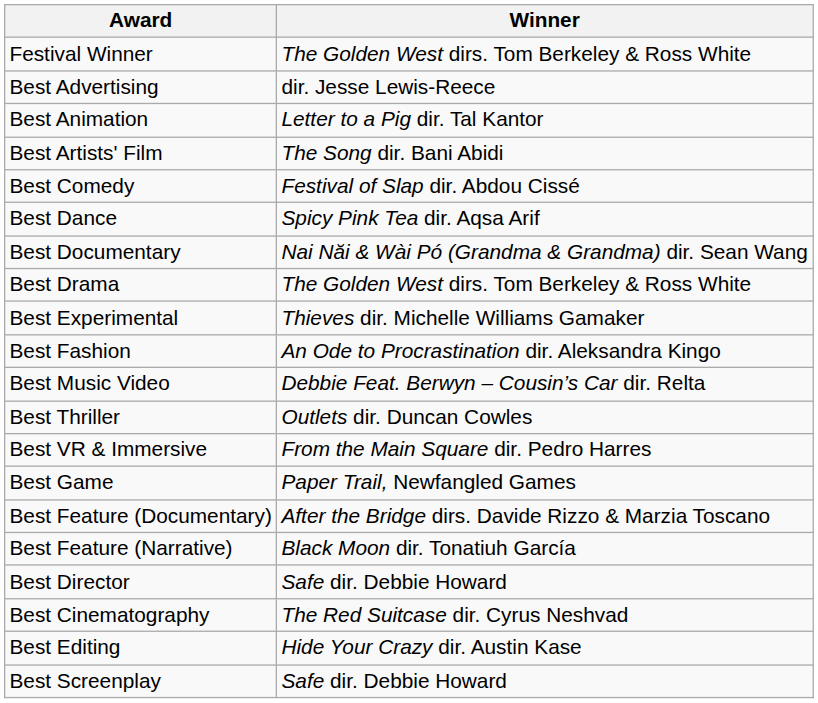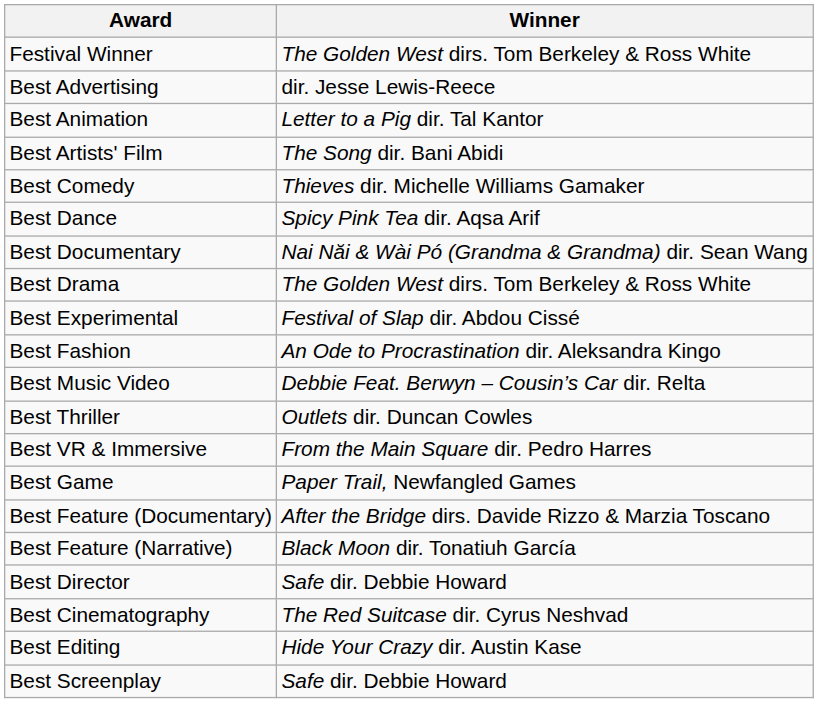(431, 185) Festival of Slap dir. Abdou Cissé -> (463, 185) Thieves dir. Michelle Williams Gamaker
(463, 317) Thieves dir. Michelle Williams Gamaker -> (431, 317) Festival of Slap dir. Abdou Cissé
